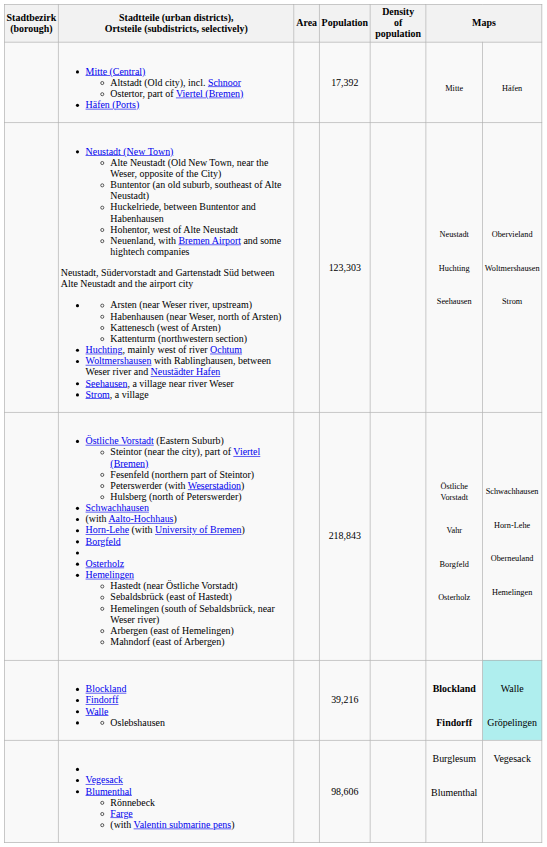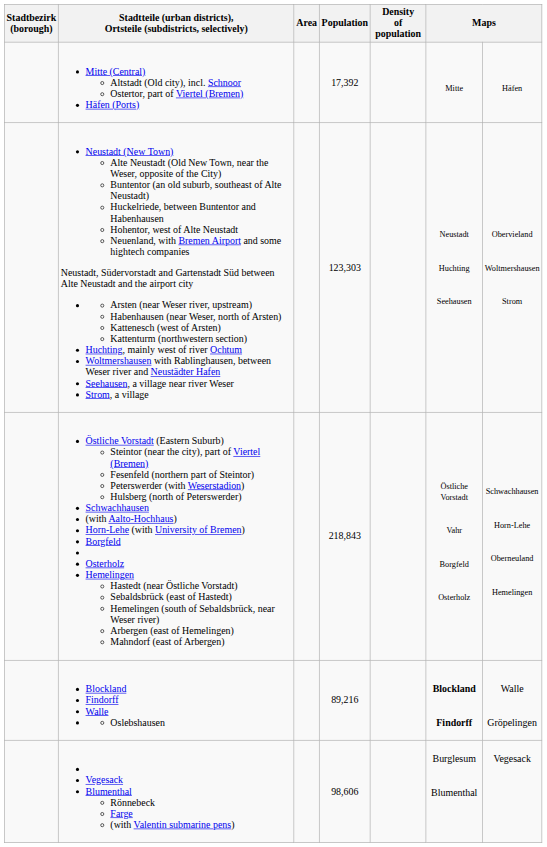(345, 700) 39,216 -> (345, 700) 89,216
(512, 705) paleturquoise background -> (512, 705) no background
